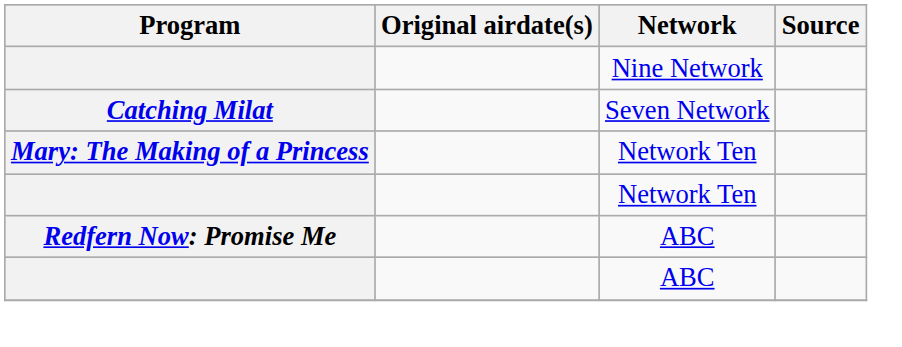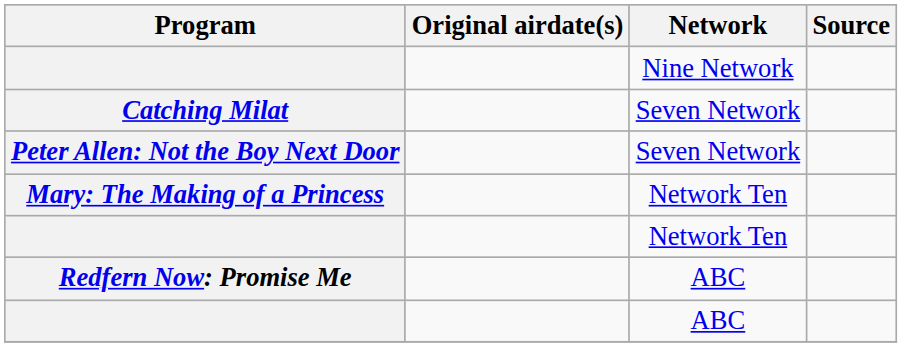+ row: (205, 151)
